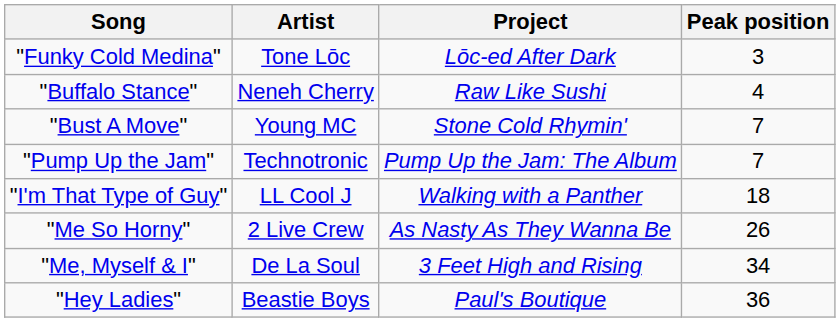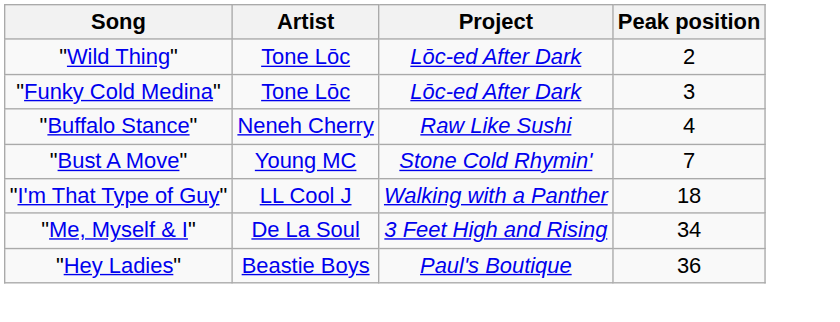+ row: (119, 56)
- row: (119, 160)
- row: (119, 230)
